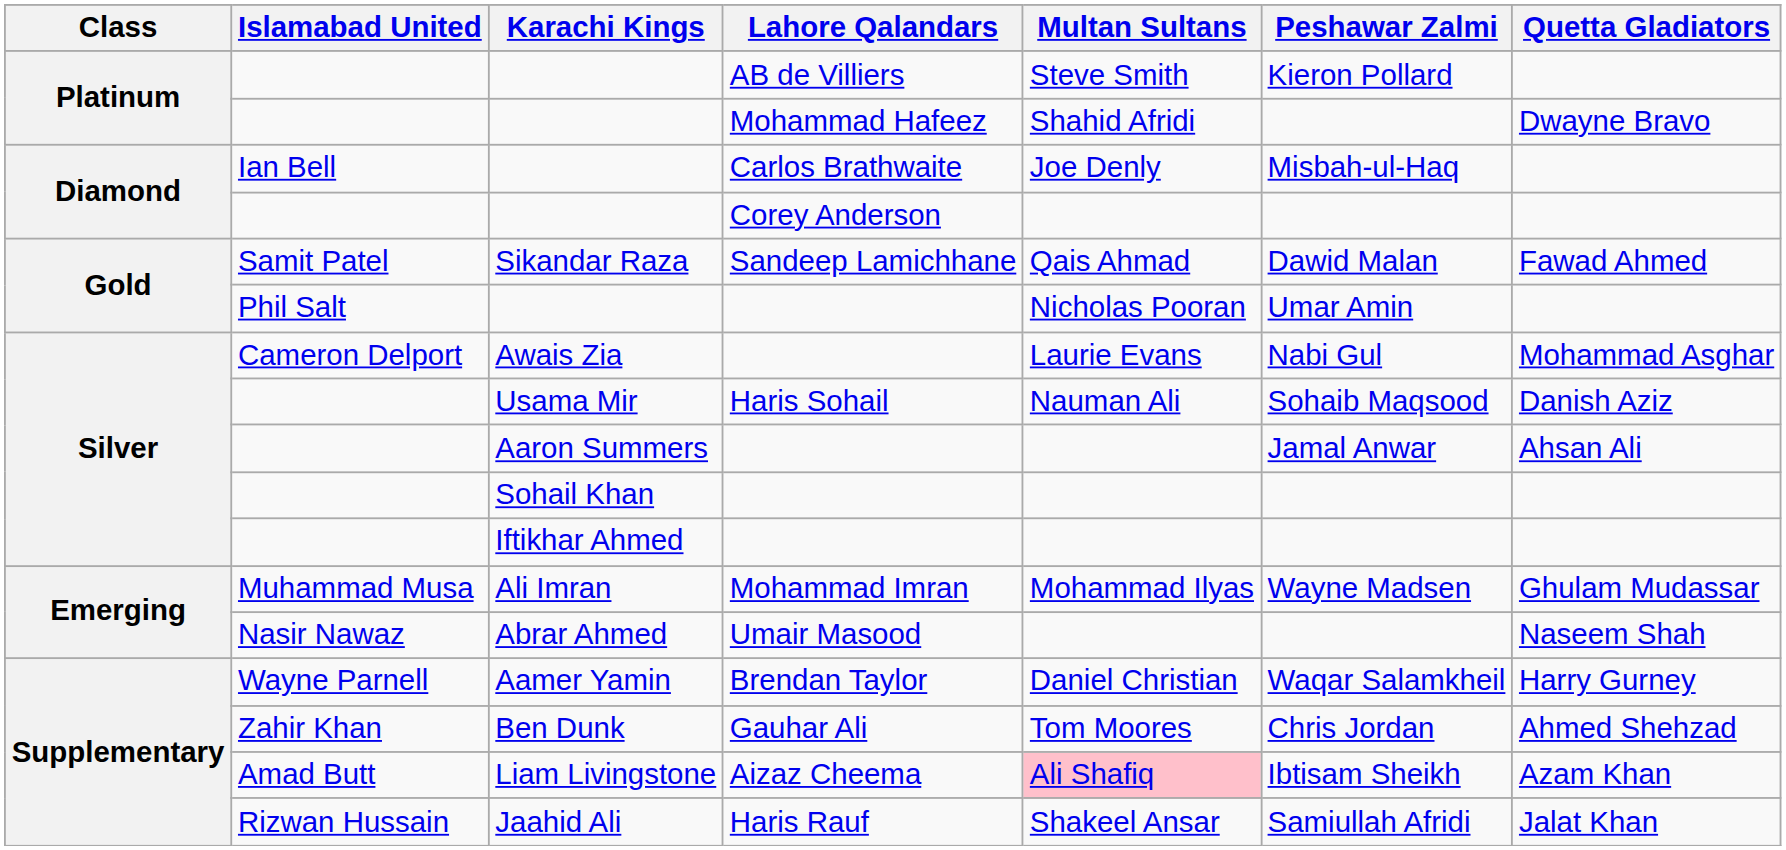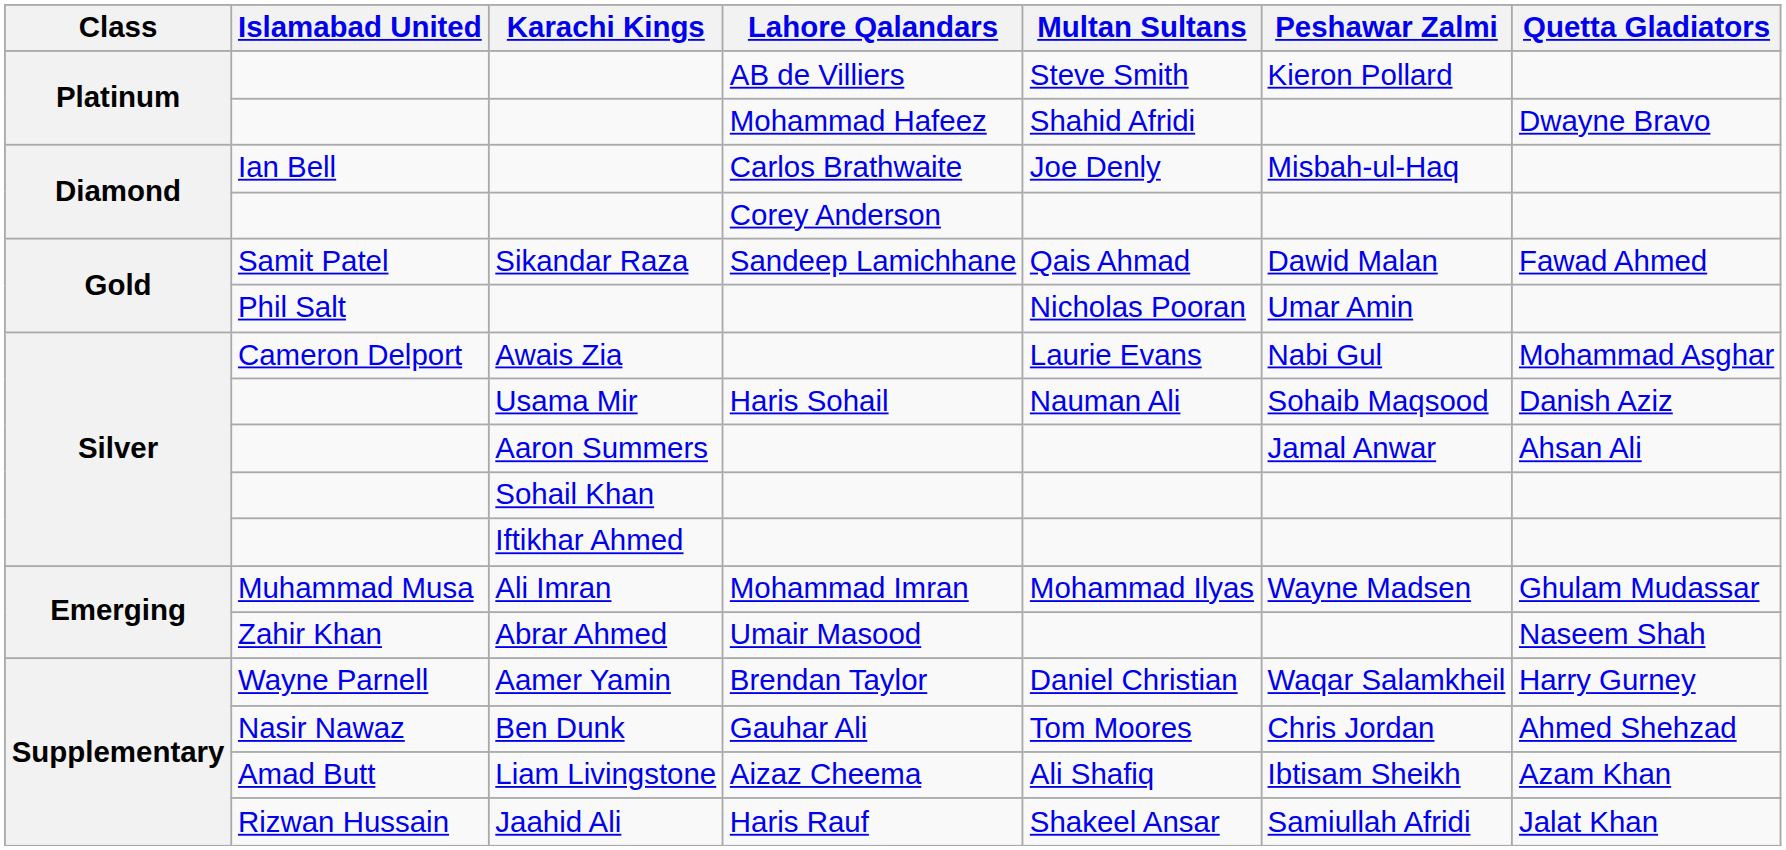(321, 634) Nasir Nawaz -> (310, 634) Zahir Khan
(310, 728) Zahir Khan -> (321, 728) Nasir Nawaz
(1092, 774) pink background -> (1092, 774) no background
